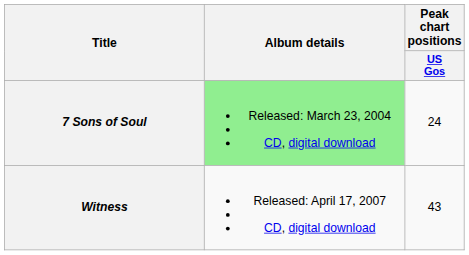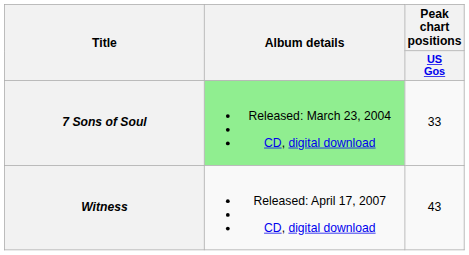(435, 122) 24 -> (435, 122) 33
